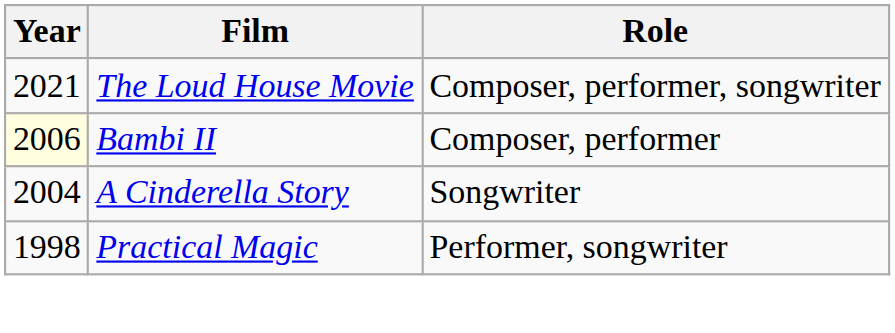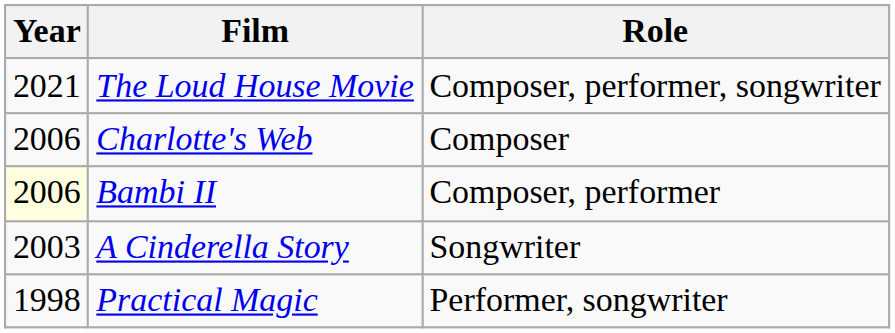+ row: (204, 138)
(47, 192) 2004 -> (47, 246) 2003
